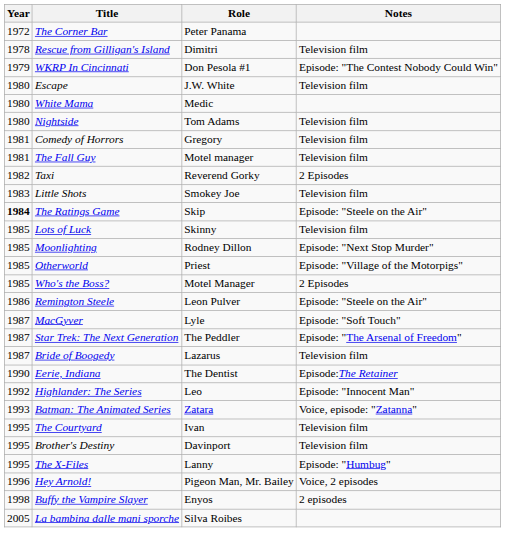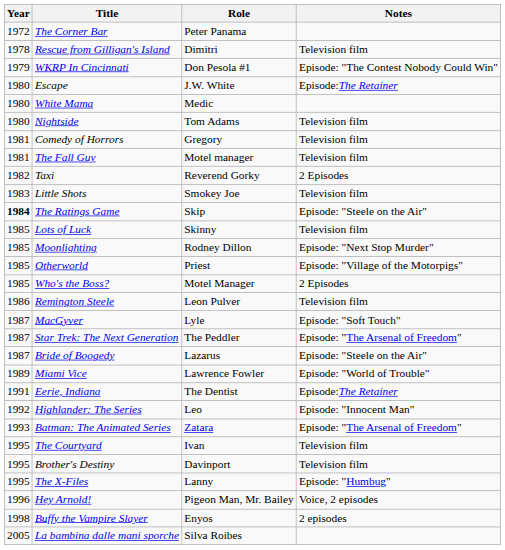(333, 85) Television film -> (348, 85) Episode:The Retainer
(363, 301) Episode: "Steele on the Air" -> (333, 301) Television film
(333, 355) Television film -> (363, 355) Episode: "Steele on the Air"
+ row: (61, 373)
(18, 373) 1990 -> (18, 391) 1991
(358, 409) Voice, episode: "Zatanna" -> (380, 427) Episode: "The Arsenal of Freedom"
